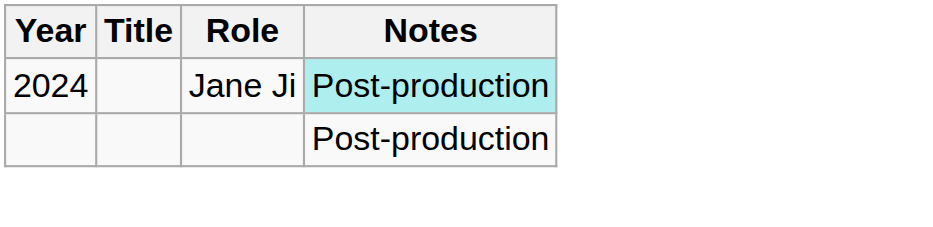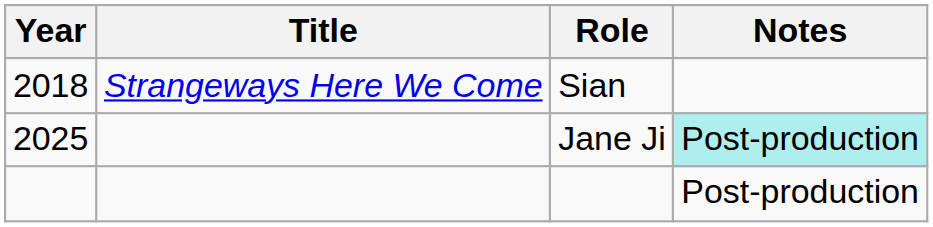+ row: (592, 85)
(51, 85) 2024 -> (51, 138) 2025
